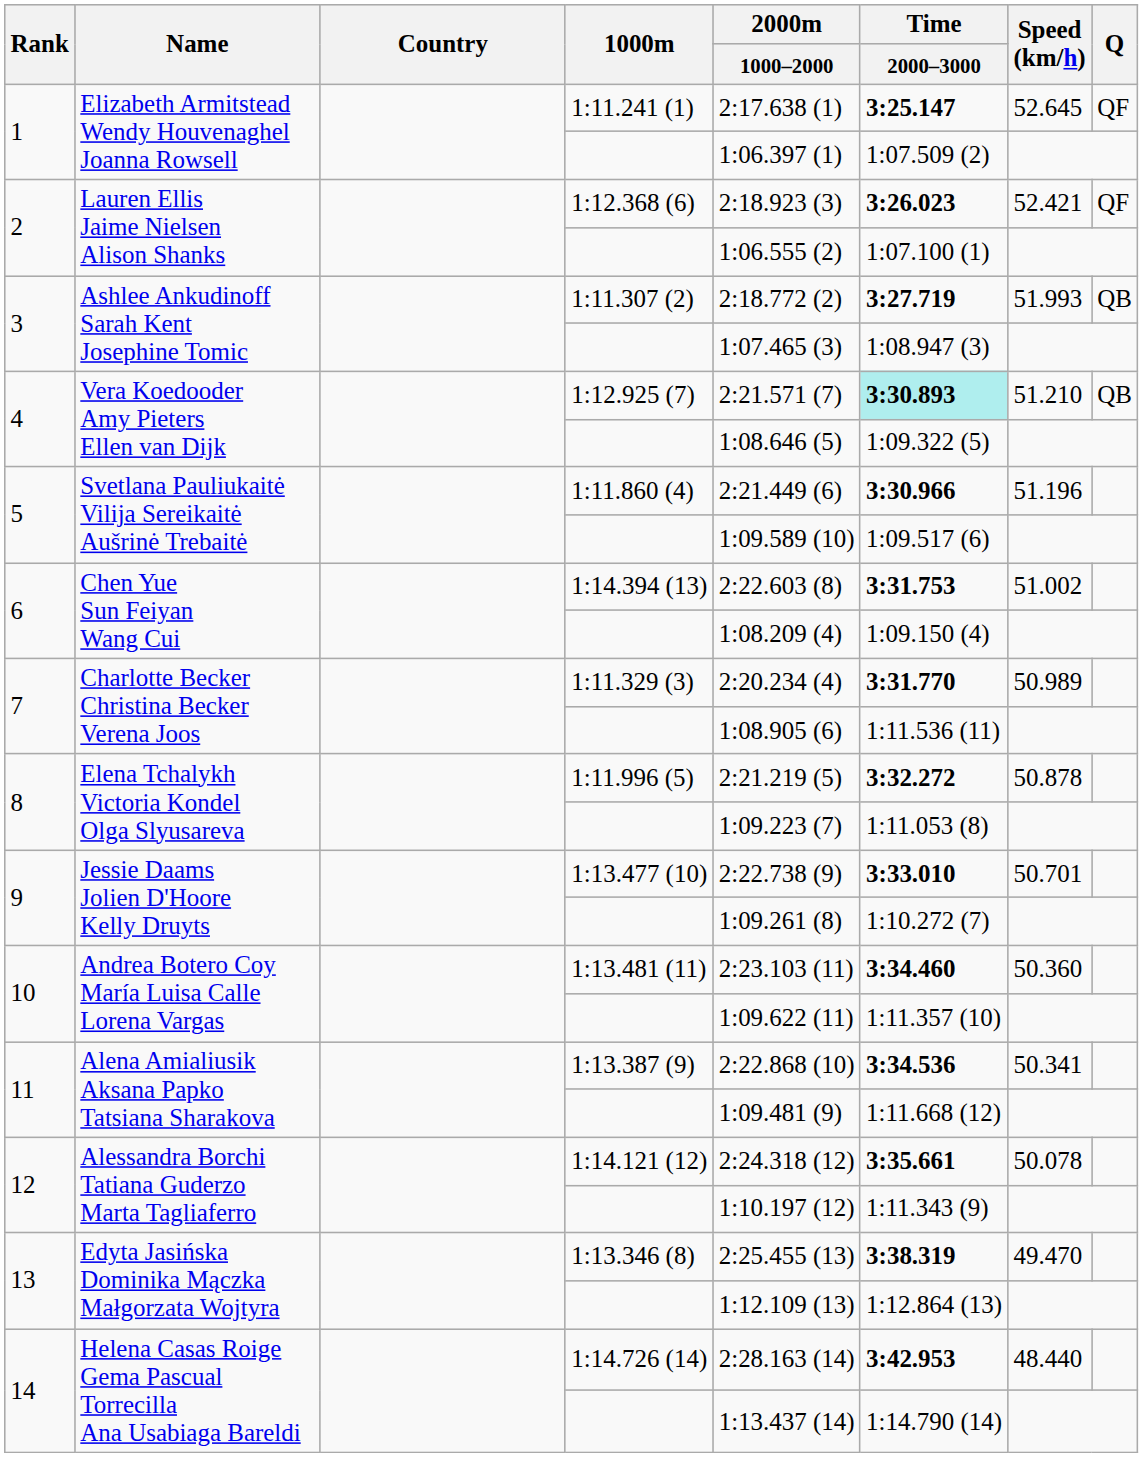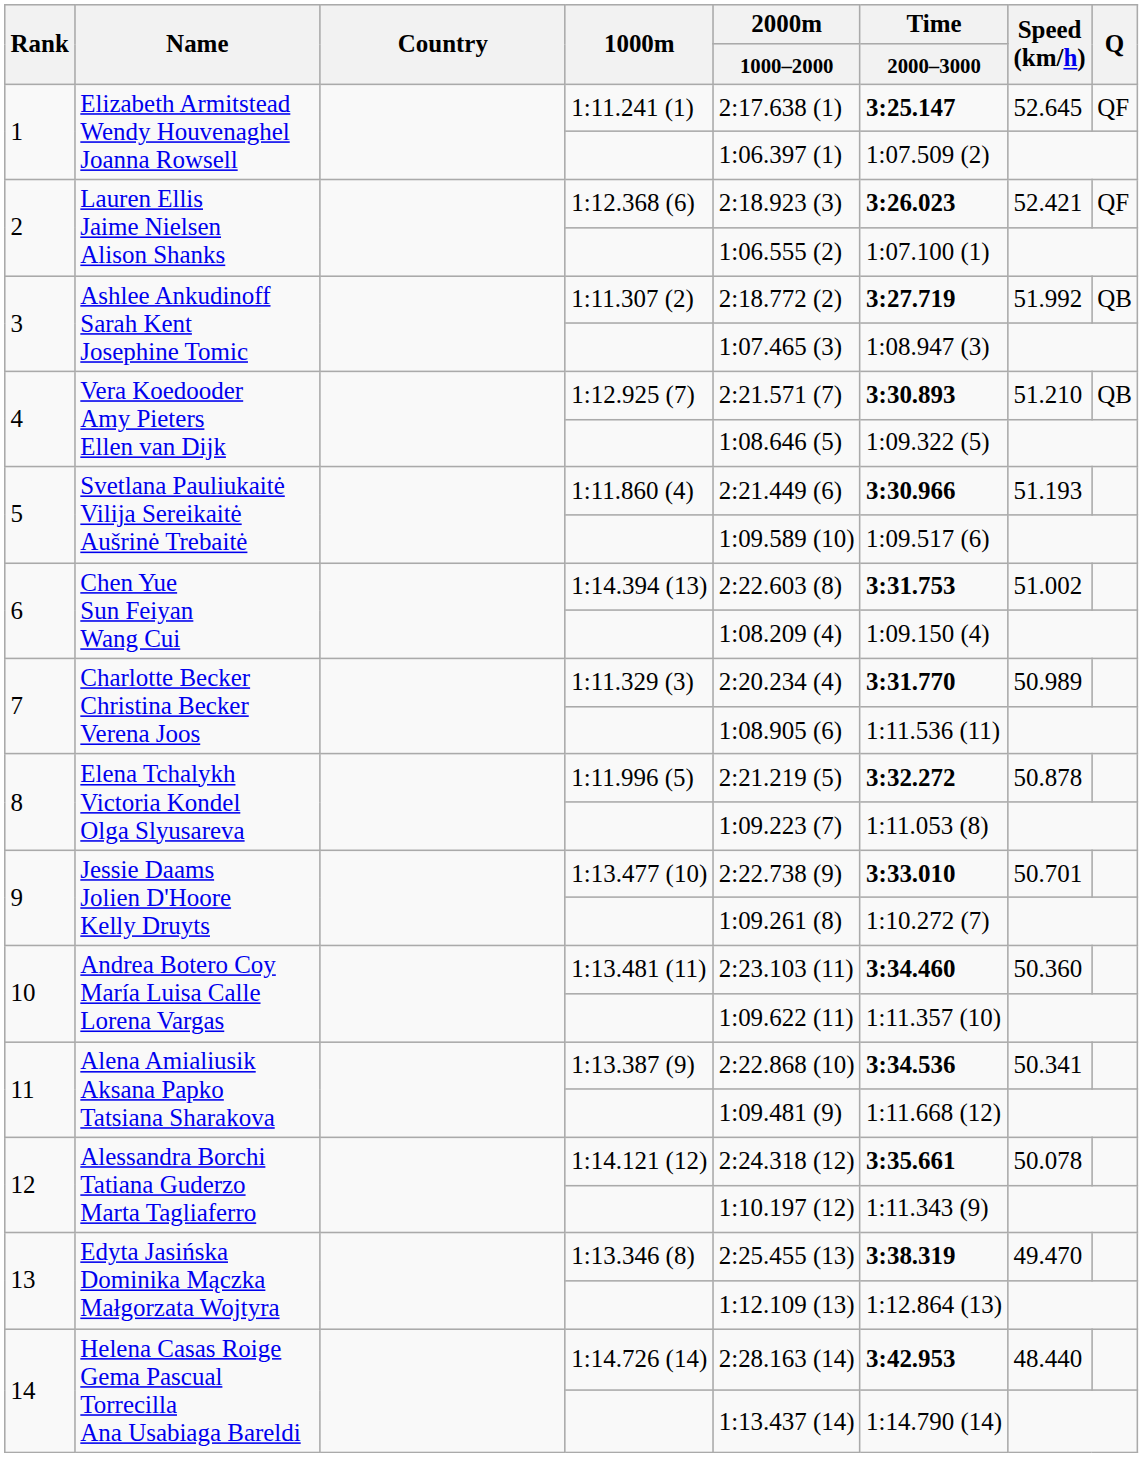(1048, 299) 51.993 -> (1048, 299) 51.992
(911, 394) paleturquoise background -> (911, 394) no background
(1048, 490) 51.196 -> (1048, 490) 51.193
